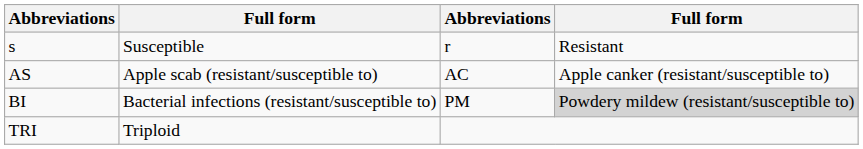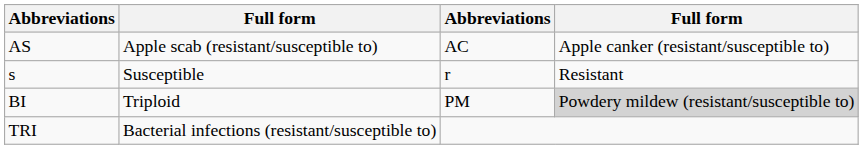rows swapped: (12, 46) <-> (20, 74)
(280, 102) Bacterial infections (resistant/susceptible to) -> (152, 102) Triploid
(152, 130) Triploid -> (280, 130) Bacterial infections (resistant/susceptible to)
